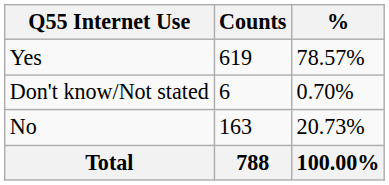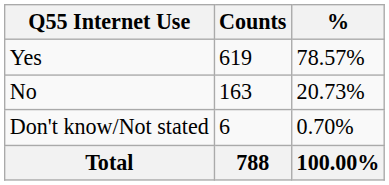rows swapped: (23, 127) <-> (109, 92)
